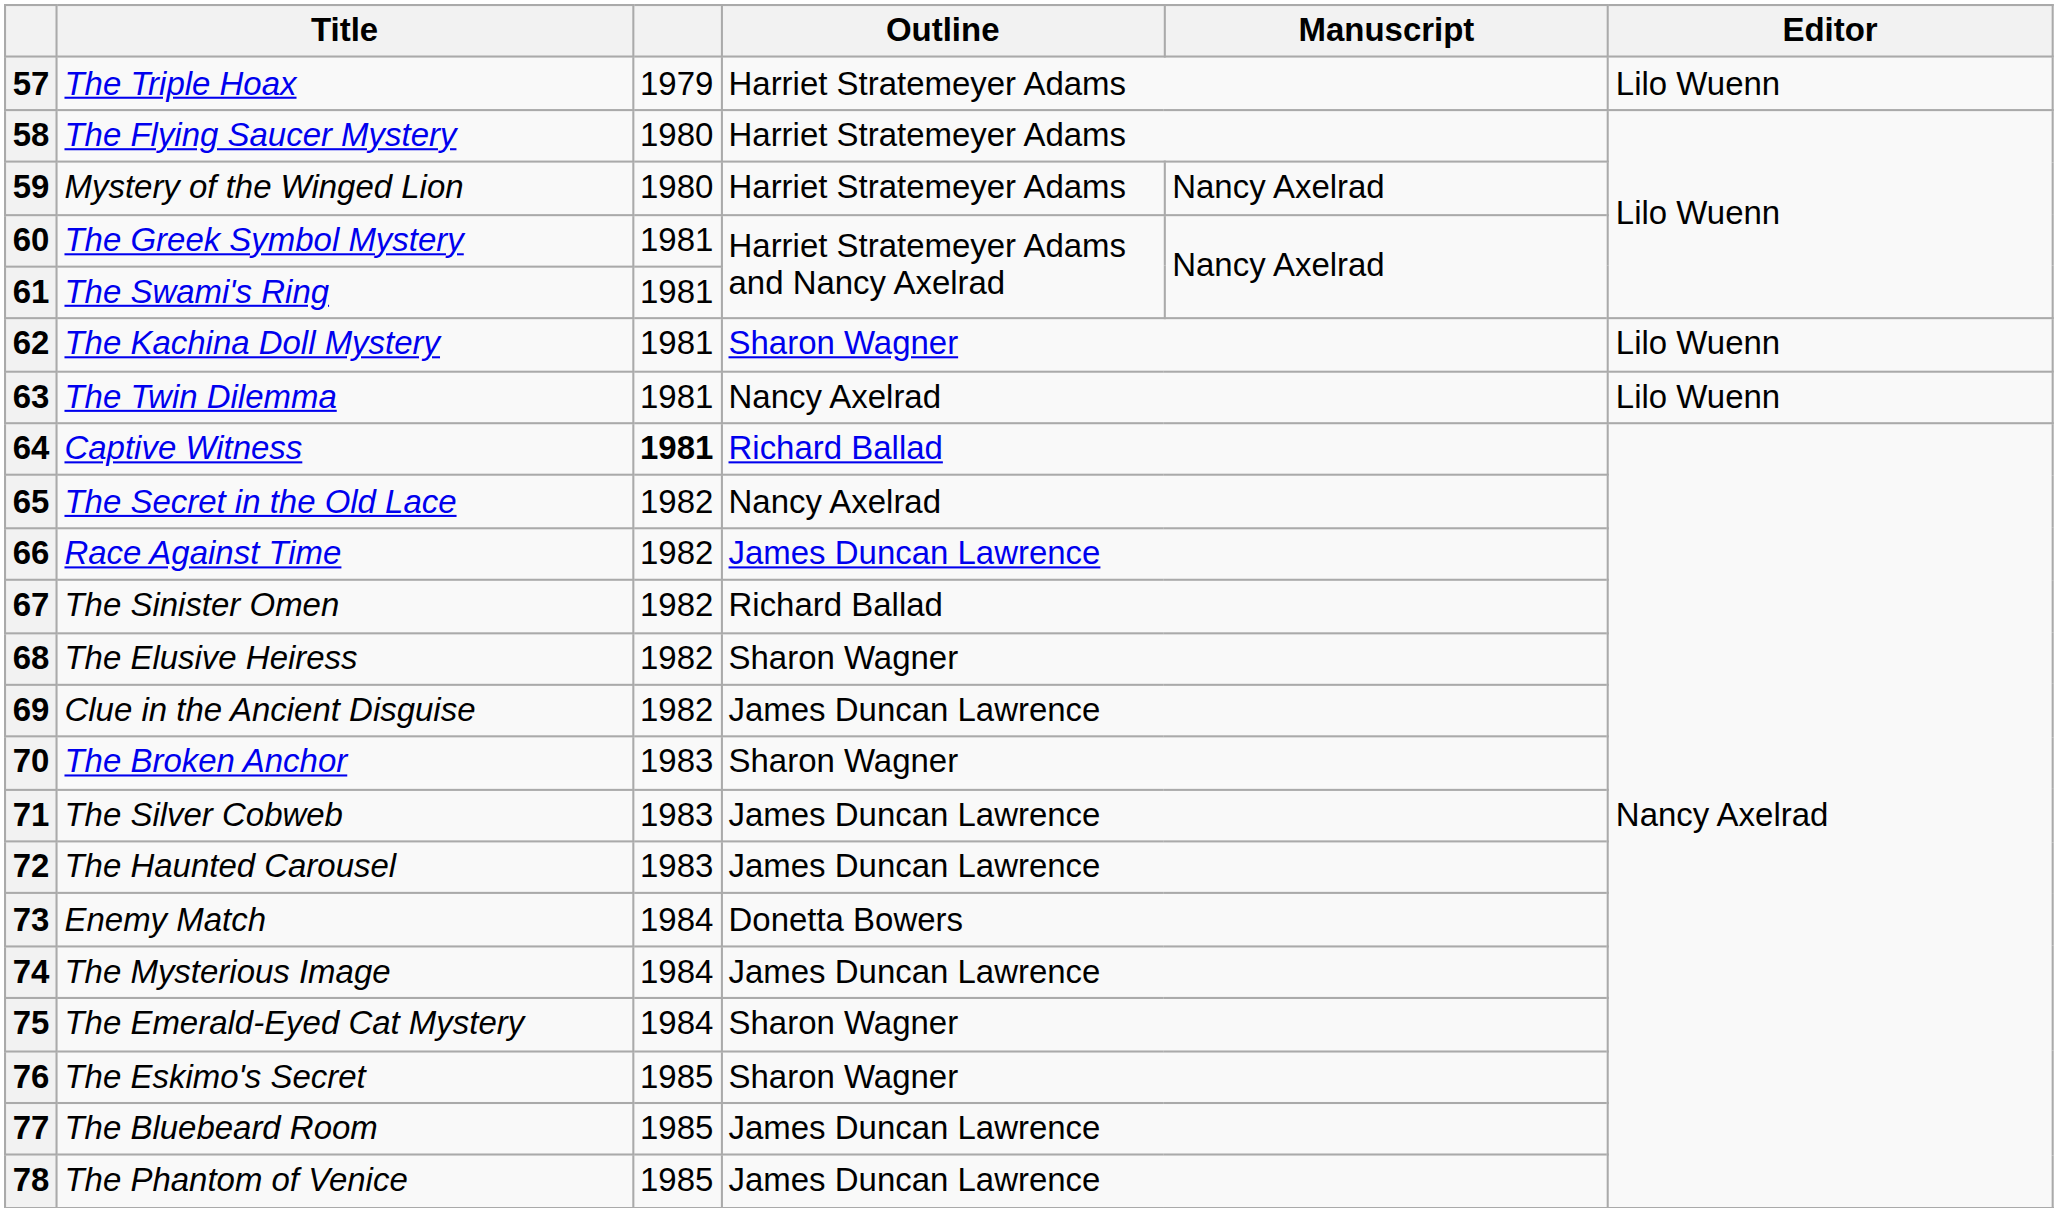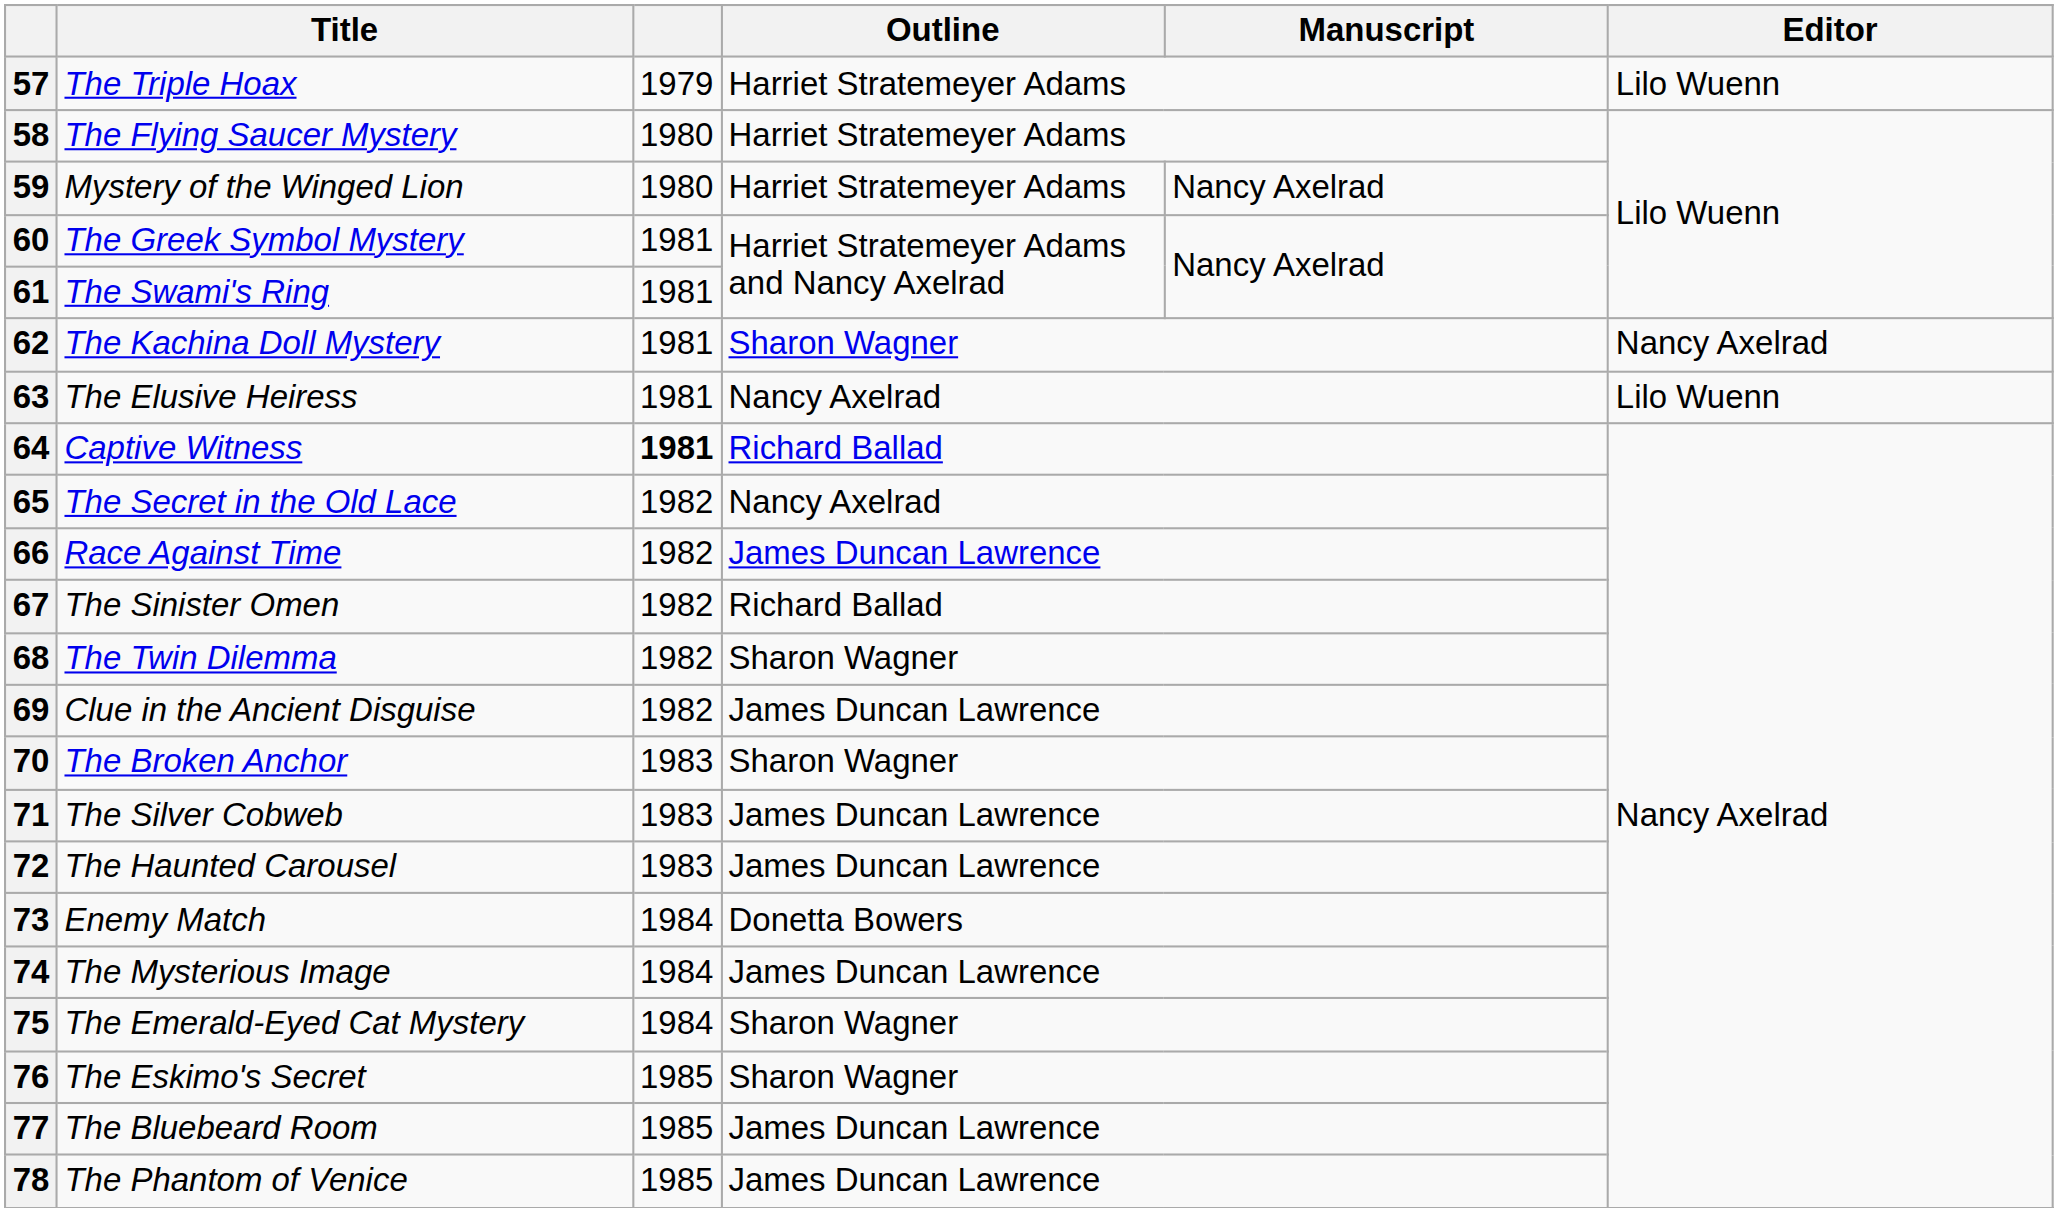(1698, 344) Lilo Wuenn -> (1722, 344) Nancy Axelrad
(201, 396) The Twin Dilemma -> (211, 396) The Elusive Heiress
(211, 657) The Elusive Heiress -> (201, 657) The Twin Dilemma
